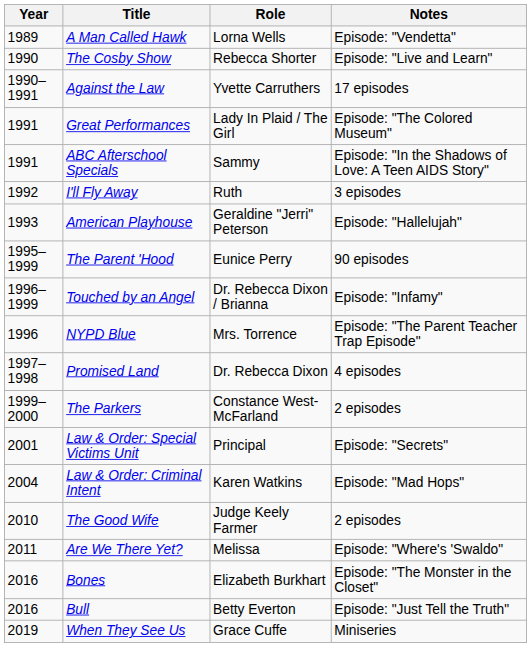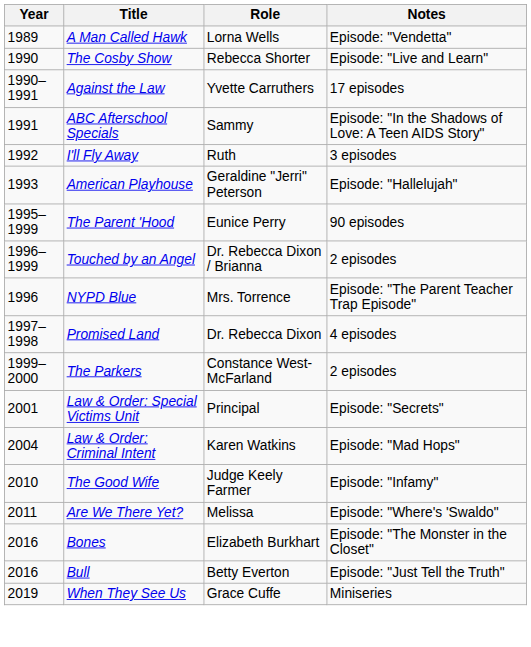- row: (128, 125)
(389, 296) Episode: "Infamy" -> (363, 259) 2 episodes
(368, 520) 2 episodes -> (384, 483) Episode: "Infamy"
